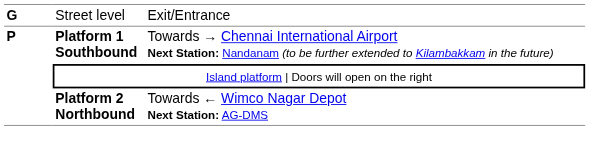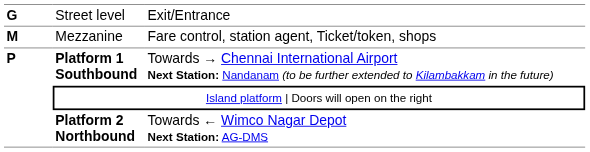+ row: (89, 37)
